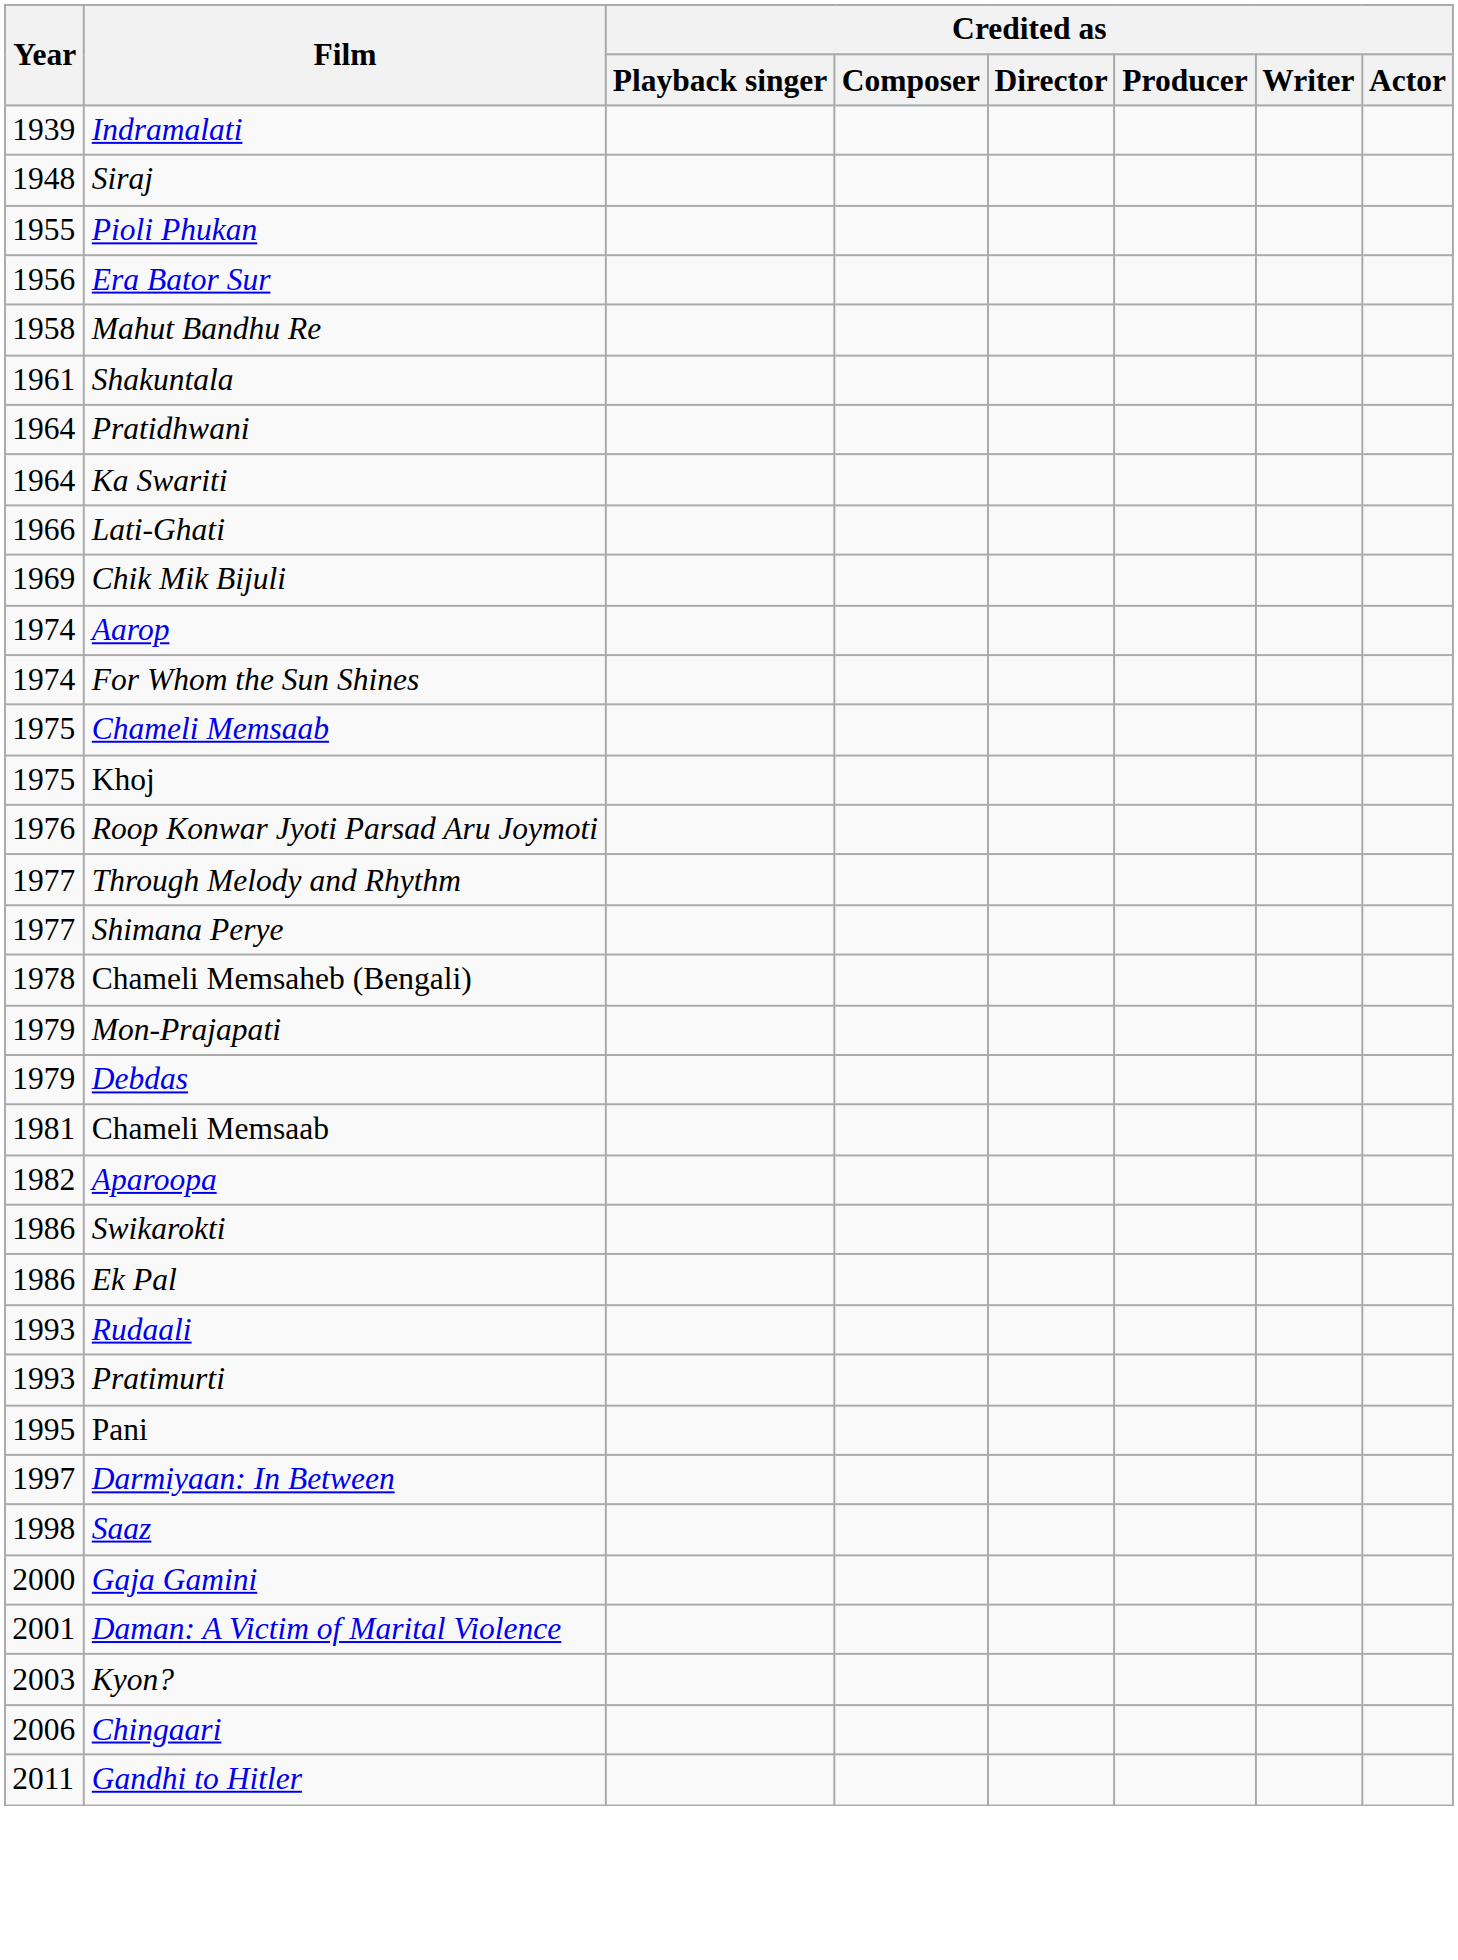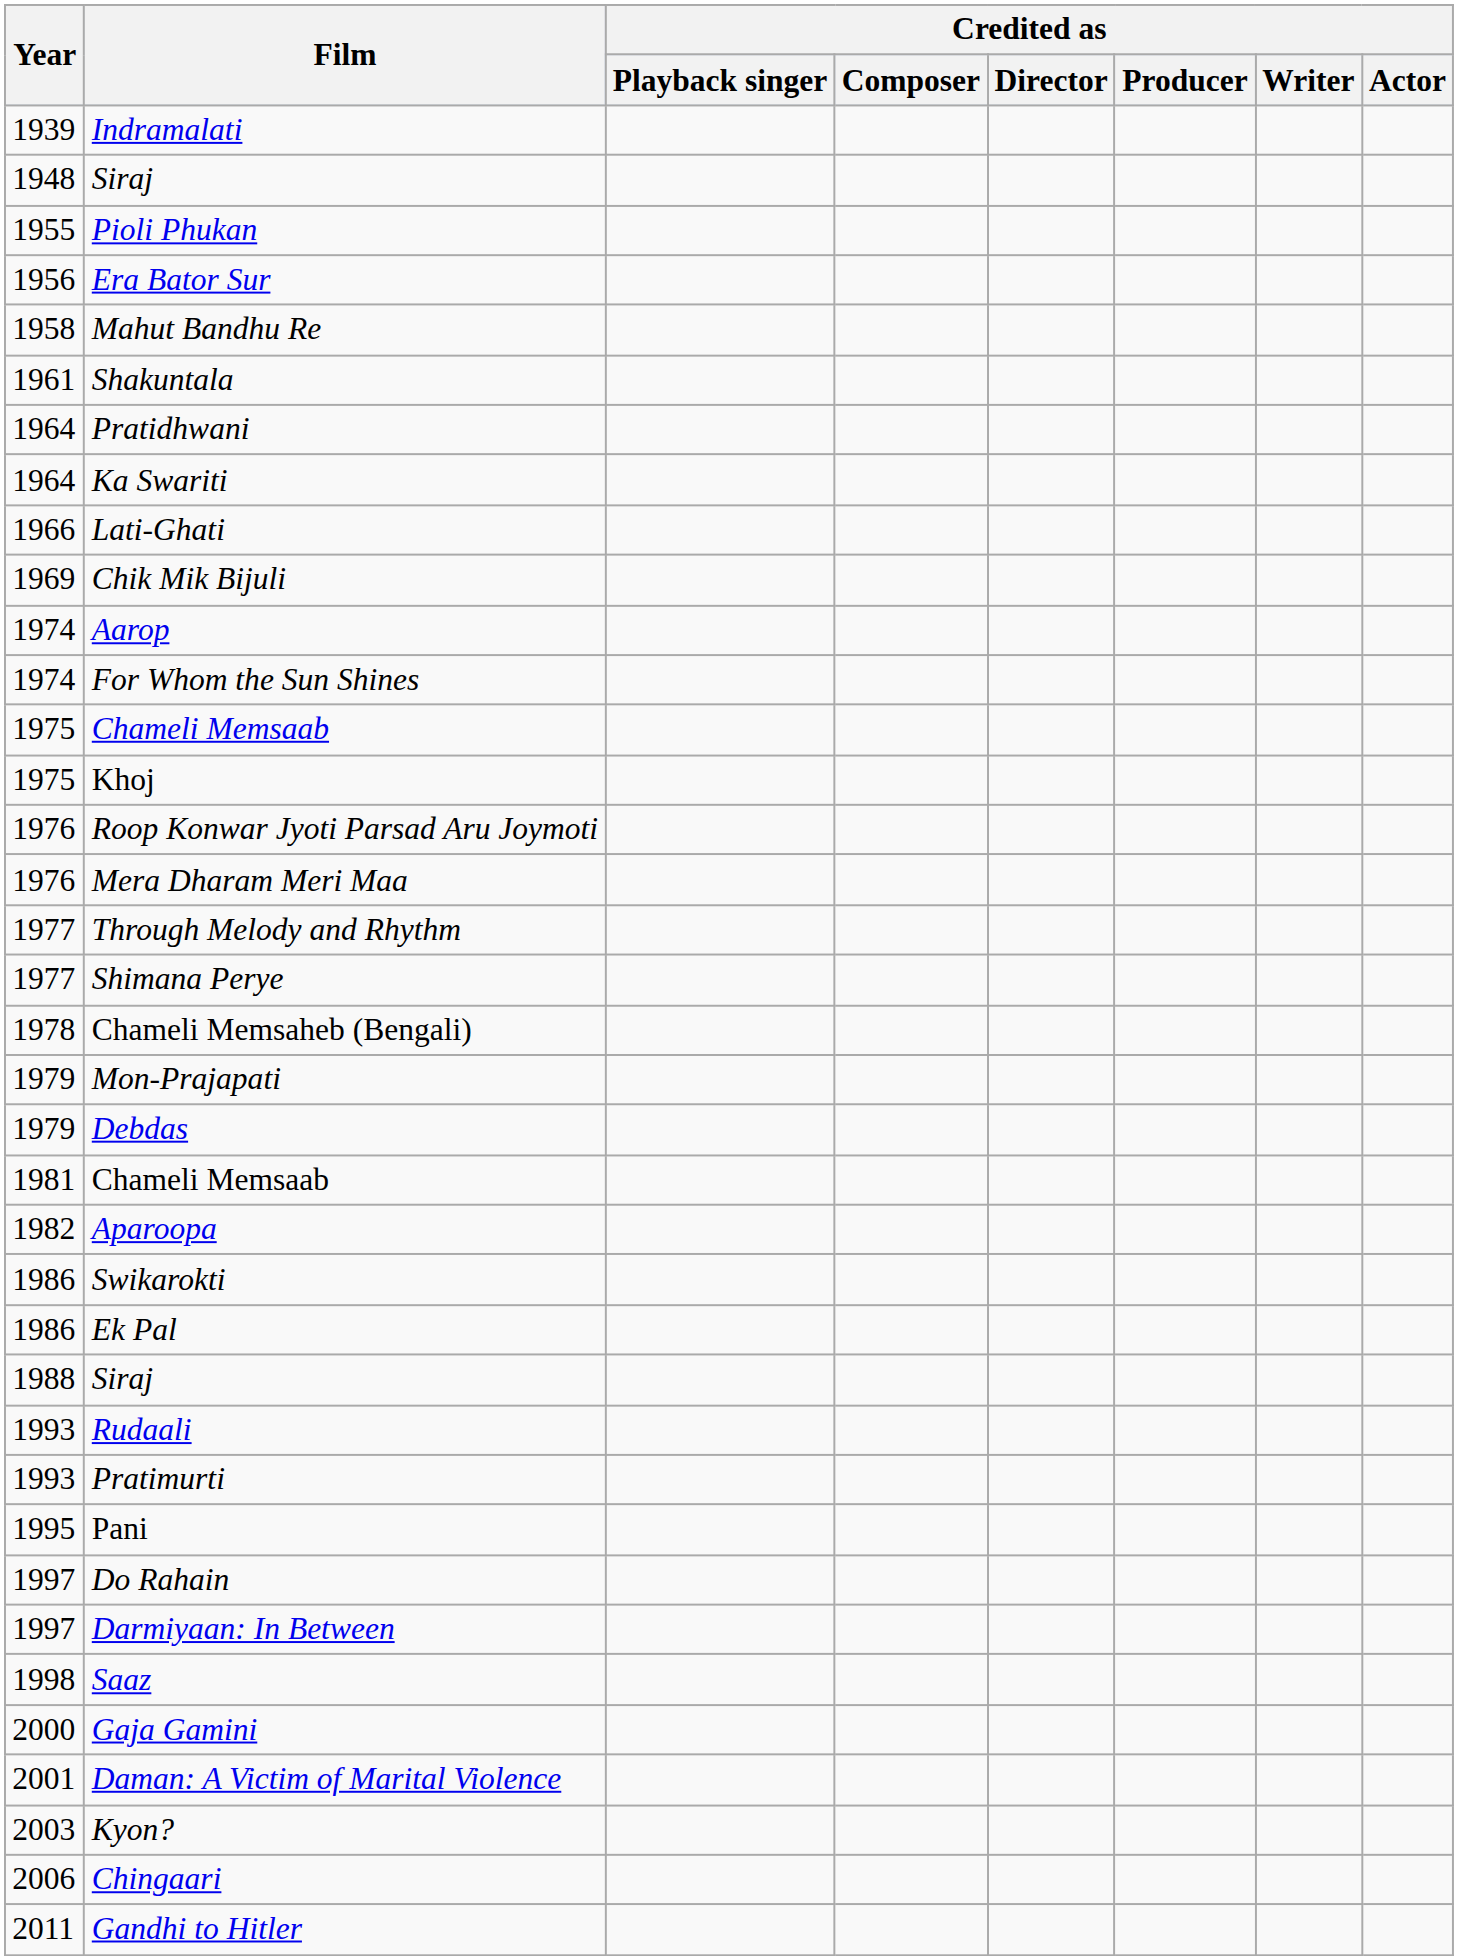+ row: (44, 879)
+ row: (44, 1379)
+ row: (44, 1579)
